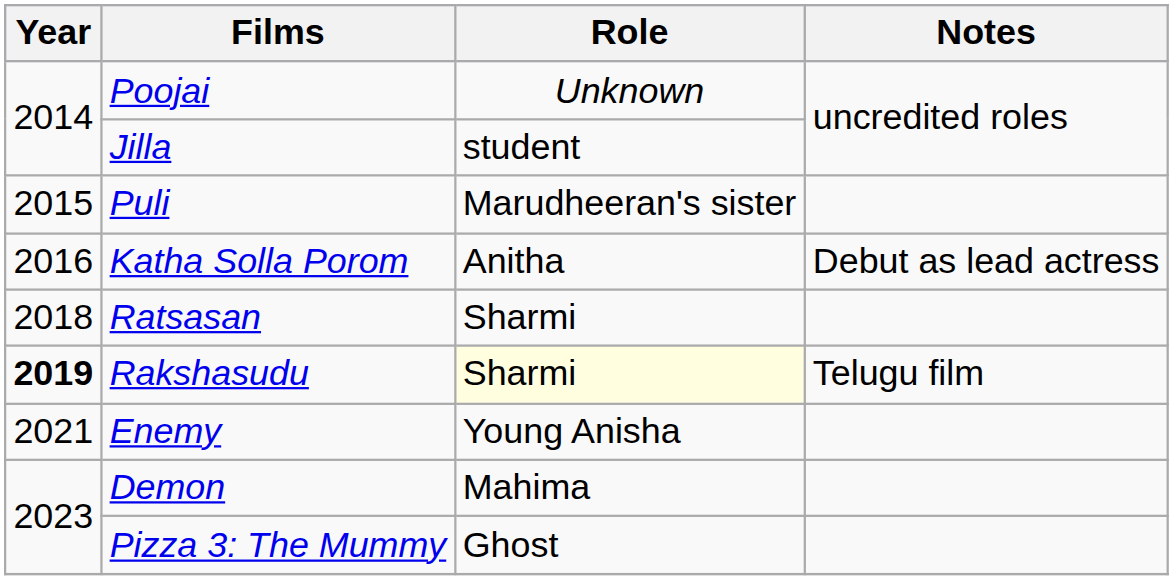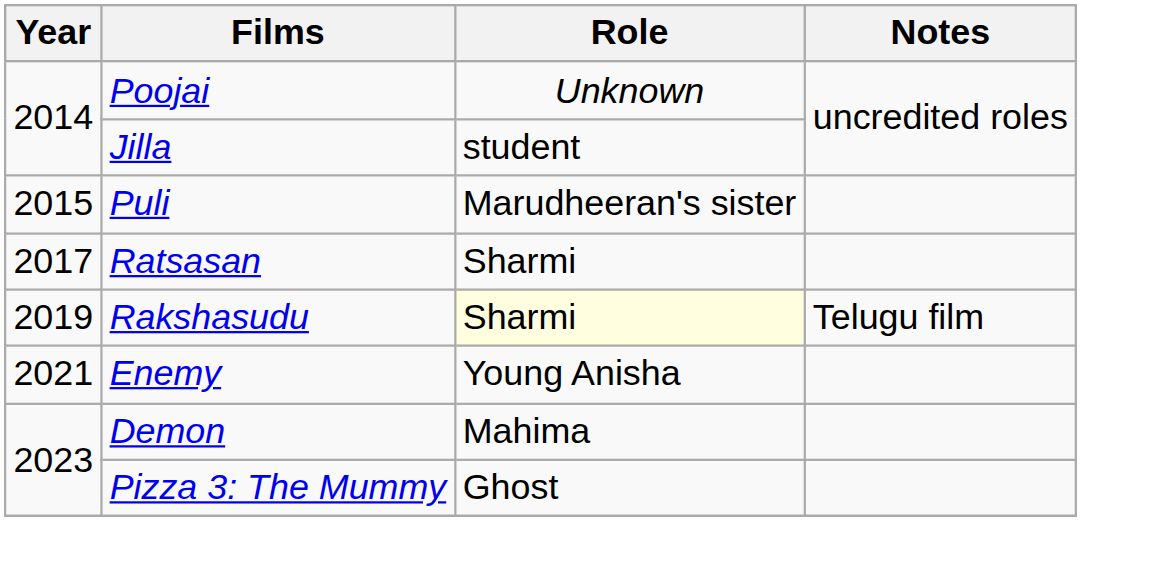- row: (259, 260)
(53, 317) 2018 -> (53, 260) 2017
(53, 373) bold -> (53, 317) normal
